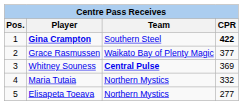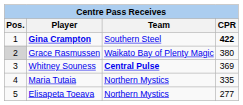(15, 53) no background -> (15, 53) lightgrey background
(227, 53) 377 -> (227, 53) 380
(227, 80) 332 -> (227, 80) 335
